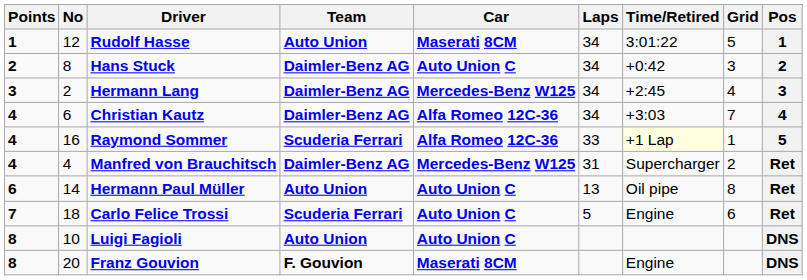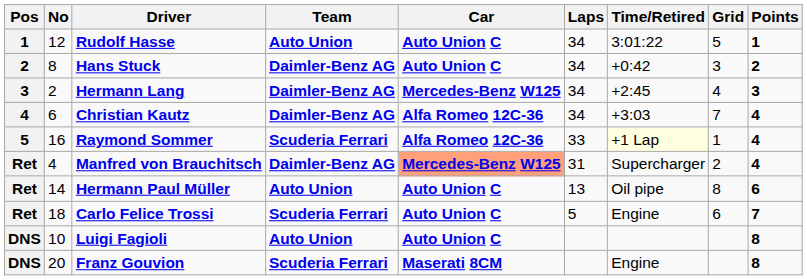columns swapped: (782, 17) <-> (32, 17)
(467, 42) Maserati 8CM -> (452, 42) Auto Union C
(496, 164) no background -> (481, 164) lightsalmon background
(323, 262) F. Gouvion -> (328, 262) Scuderia Ferrari
